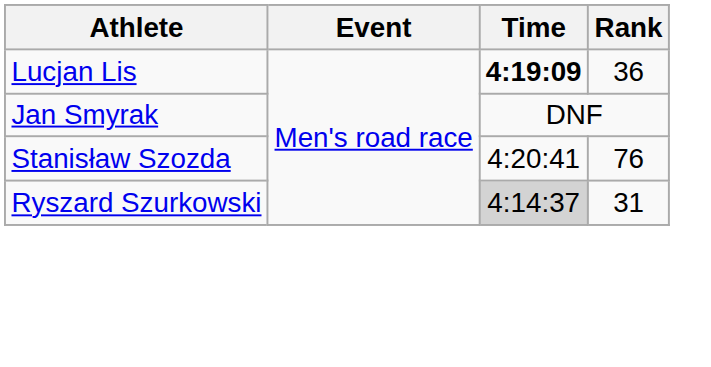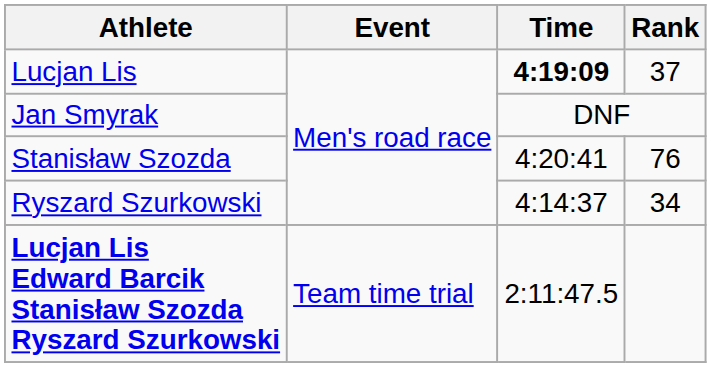(629, 71) 36 -> (665, 71) 37
(534, 203) lightgrey background -> (561, 203) no background
(629, 203) 31 -> (665, 203) 34
+ row: (146, 293)
